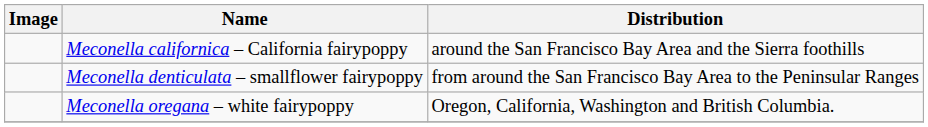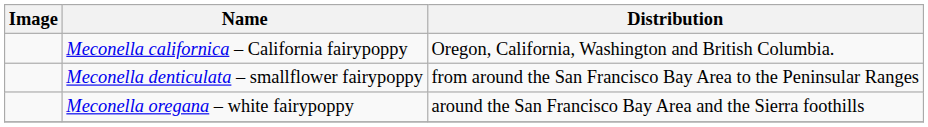(648, 48) around the San Francisco Bay Area and the Sierra foothills -> (633, 48) Oregon, California, Washington and British Columbia.
(633, 106) Oregon, California, Washington and British Columbia. -> (648, 106) around the San Francisco Bay Area and the Sierra foothills
